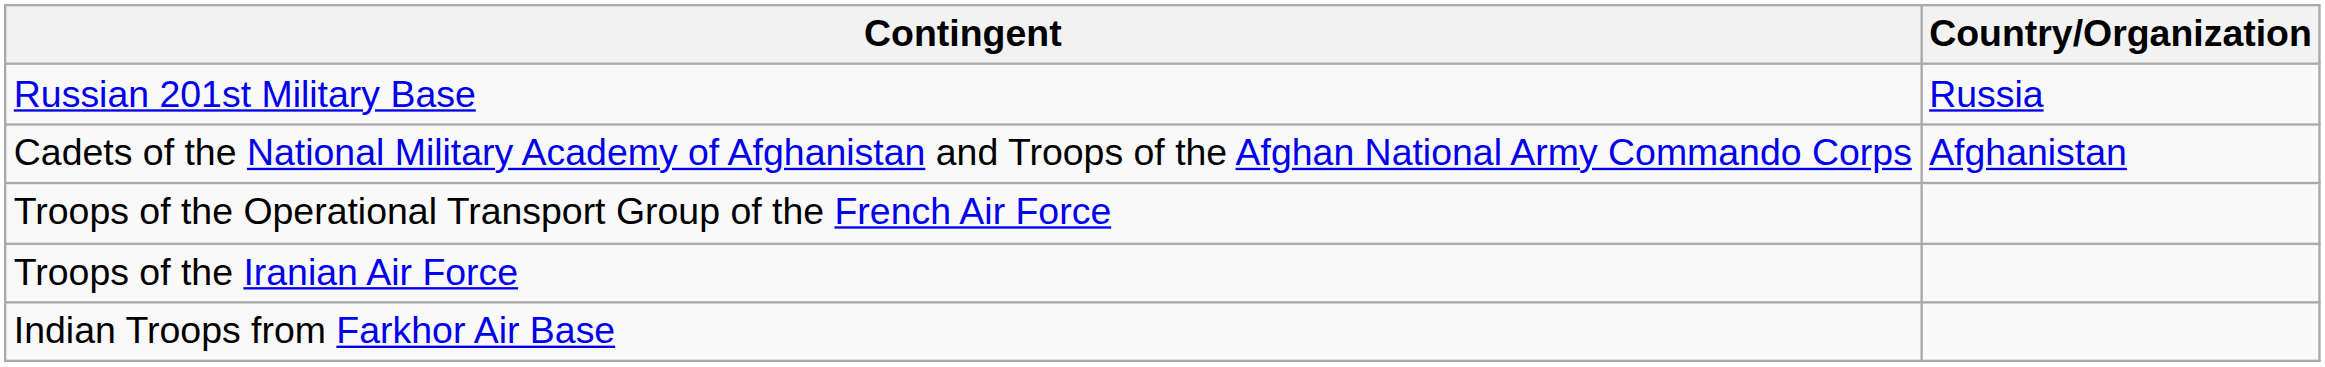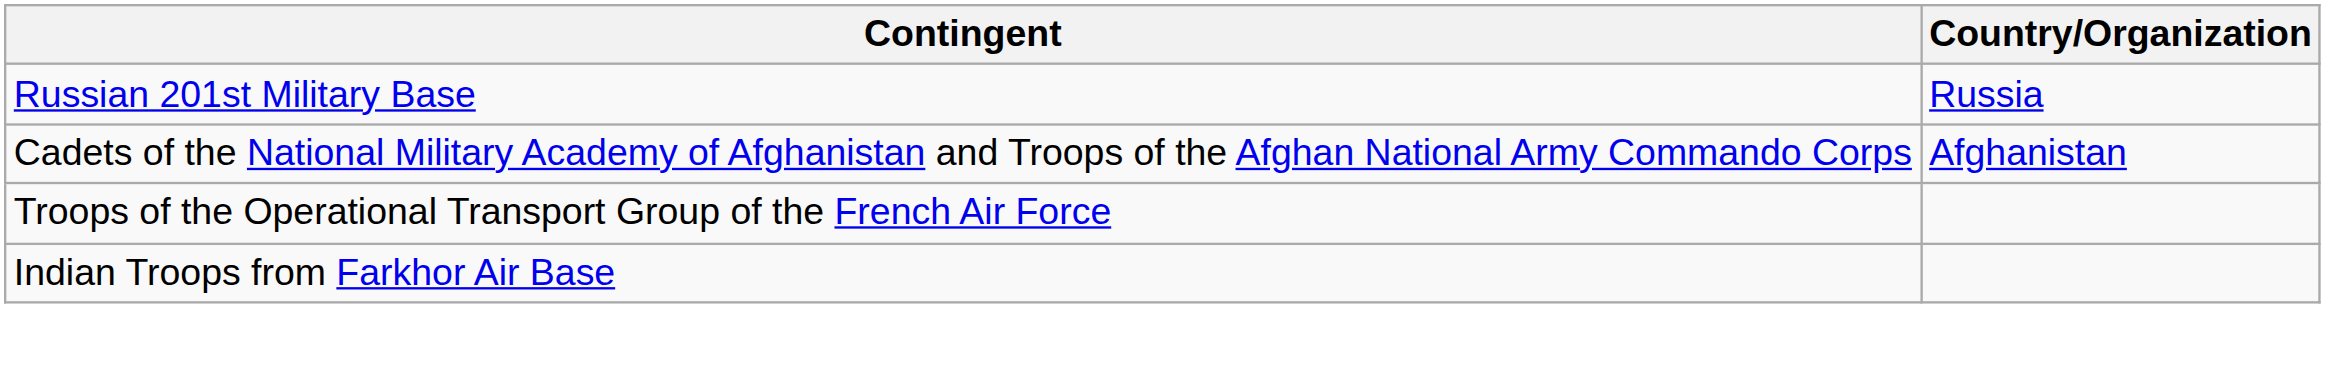- row: (266, 271)
